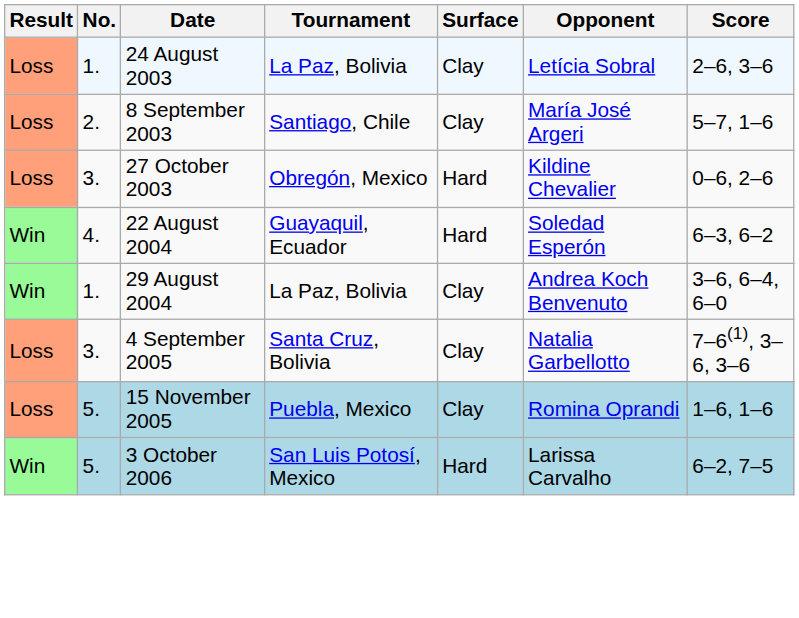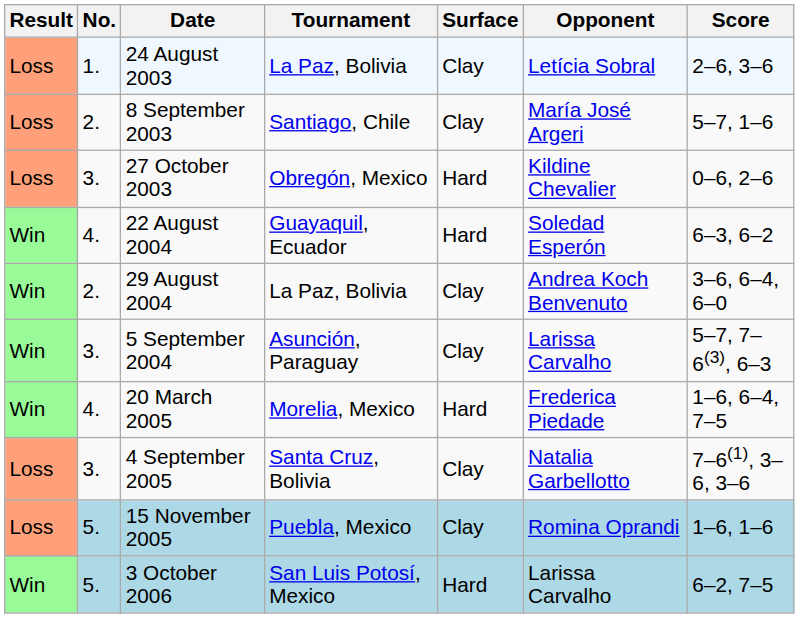(91, 291) 1. -> (91, 291) 2.
+ row: (185, 350)
+ row: (169, 409)
